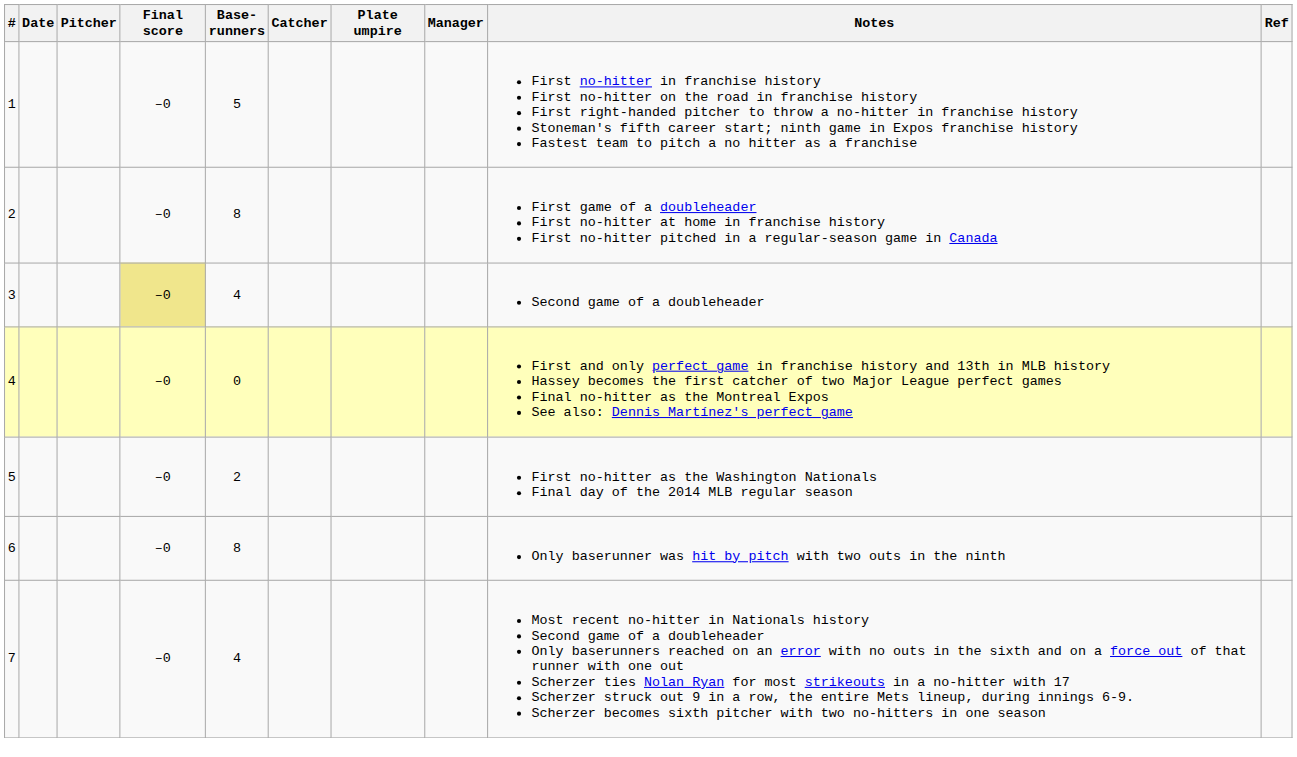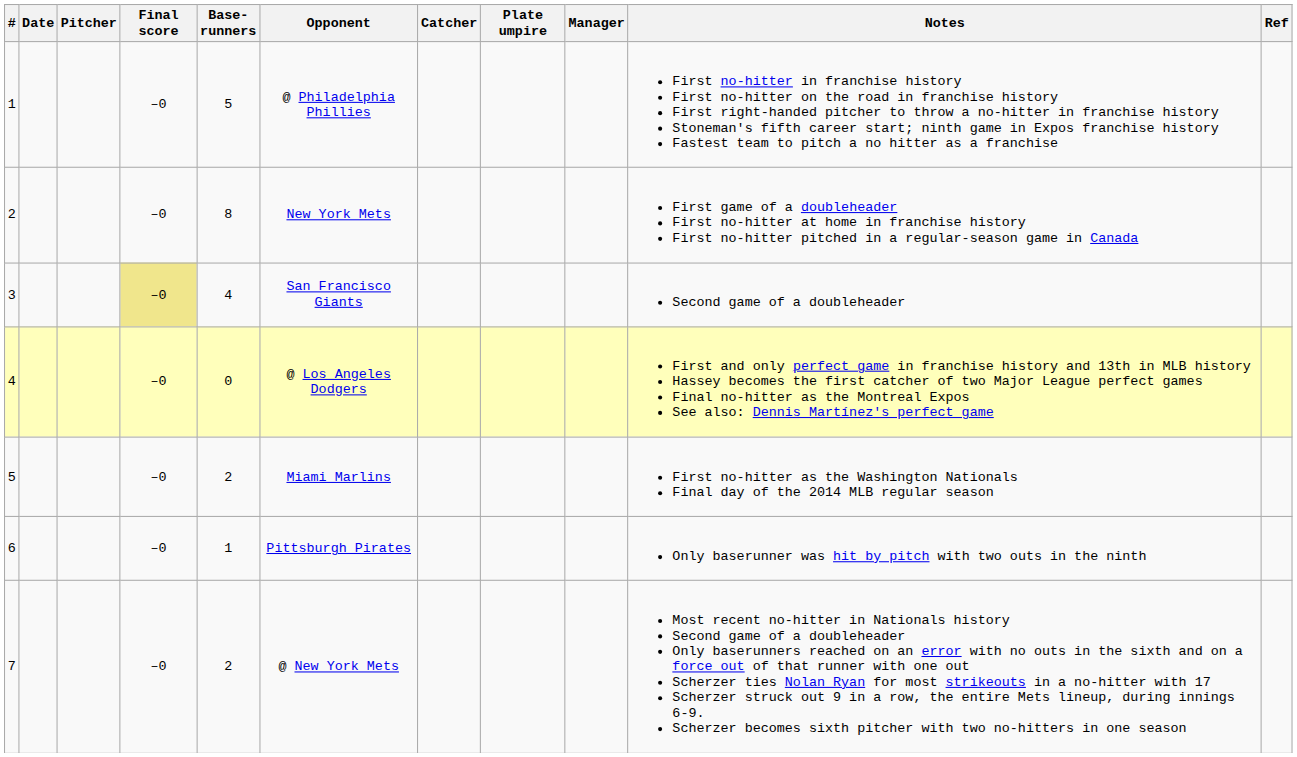+ column: (339, 23)
(237, 549) 8 -> (228, 549) 1
(237, 659) 4 -> (228, 667) 2
